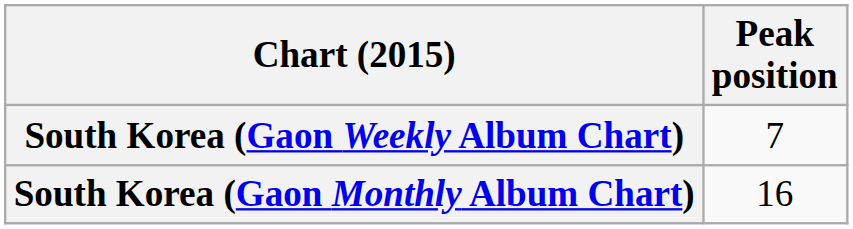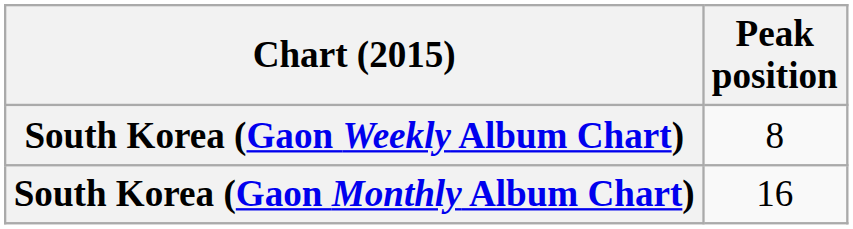(775, 134) 7 -> (775, 134) 8
